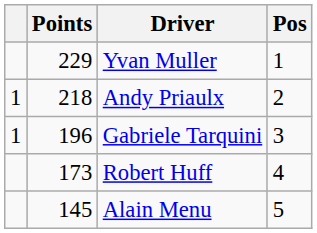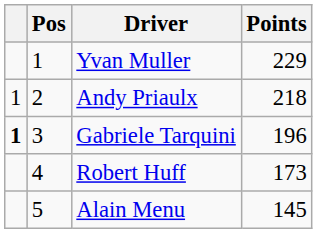columns swapped: (290, 23) <-> (62, 23)
(16, 135) normal -> (16, 135) bold
